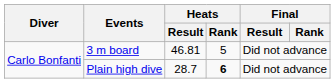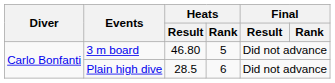(186, 51) 46.81 -> (186, 51) 46.80
(186, 69) 28.7 -> (186, 69) 28.5
(223, 69) bold -> (223, 69) normal
